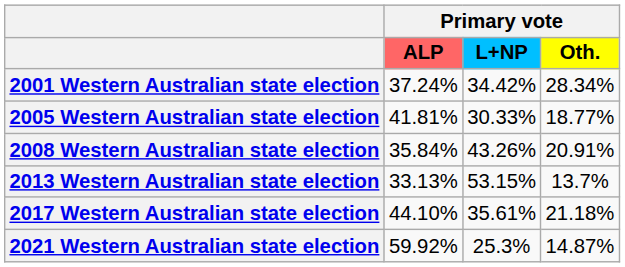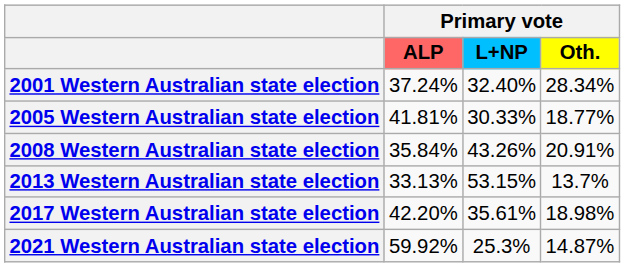(502, 85) 34.42% -> (502, 85) 32.40%
(423, 213) 44.10% -> (423, 213) 42.20%
(580, 213) 21.18% -> (580, 213) 18.98%
